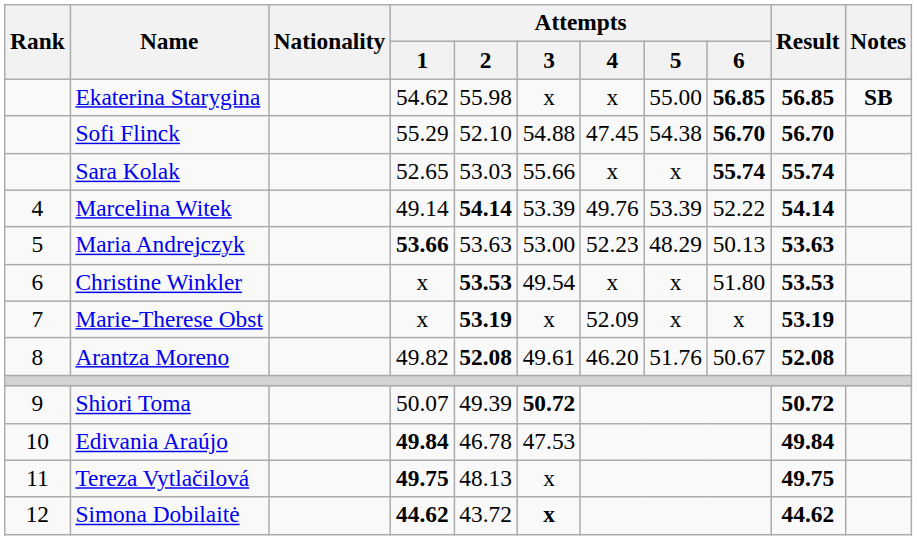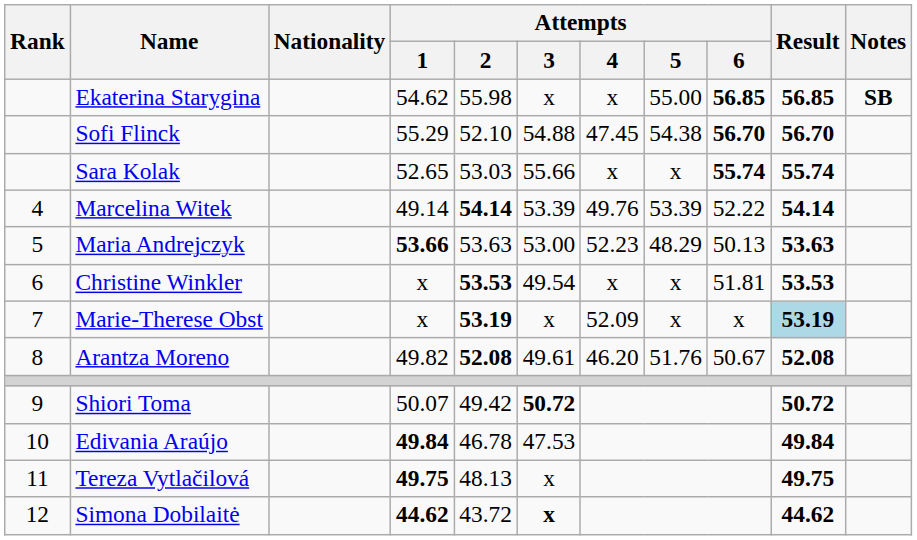(739, 282) 51.80 -> (739, 282) 51.81
(808, 319) no background -> (808, 319) lightblue background
(486, 404) 49.39 -> (486, 404) 49.42
